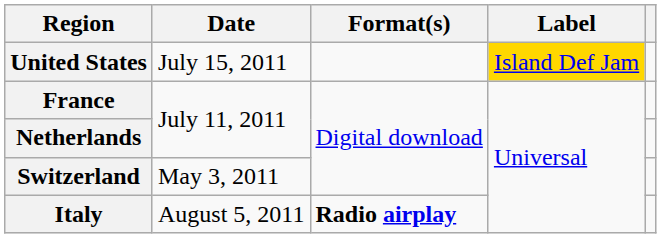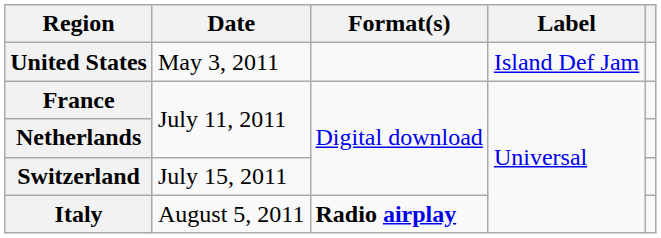(223, 61) July 15, 2011 -> (219, 61) May 3, 2011
(567, 61) gold background -> (567, 61) no background
(219, 175) May 3, 2011 -> (223, 175) July 15, 2011
